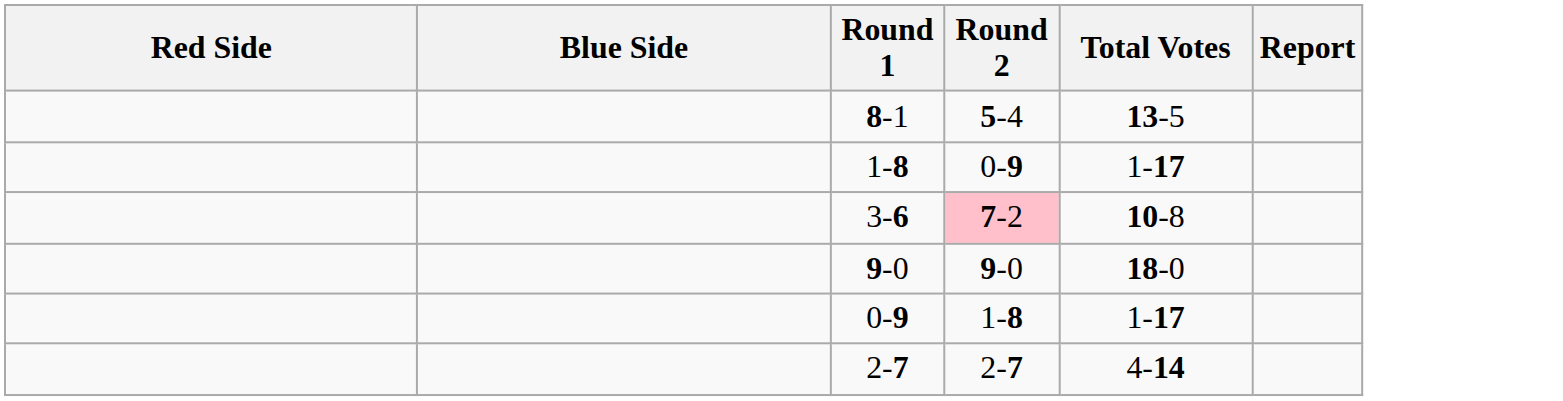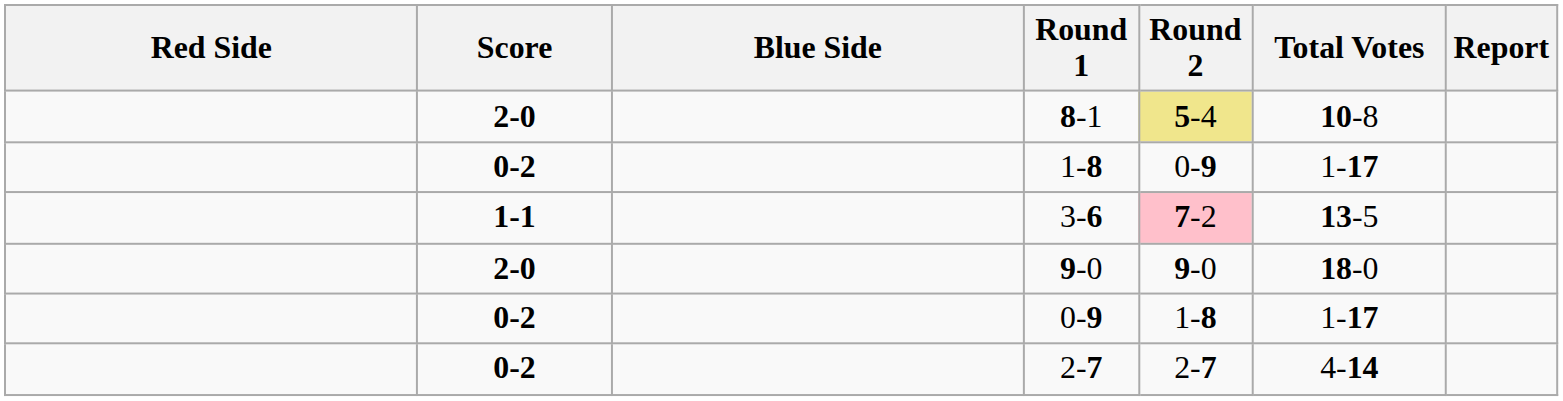+ column: (515, 47)
(1002, 116) no background -> (1195, 116) khaki background
(1156, 116) 13-5 -> (1349, 116) 10-8
(1156, 217) 10-8 -> (1349, 217) 13-5
